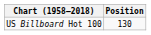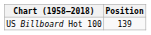(125, 24) 130 -> (125, 24) 139
